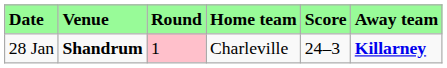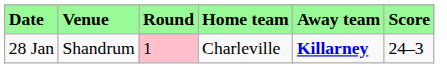columns swapped: (326, 18) <-> (396, 18)
(103, 47) bold -> (99, 47) normal
